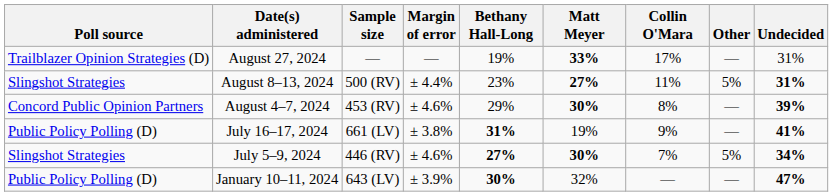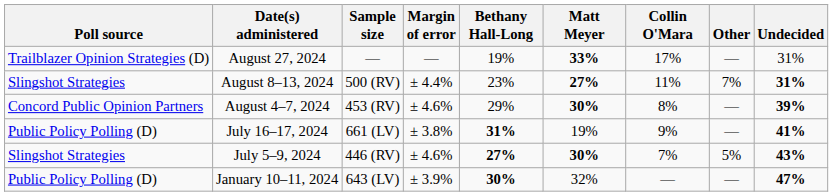(732, 82) 5% -> (732, 82) 7%
(791, 155) 34% -> (791, 155) 43%
